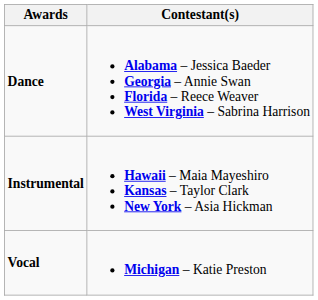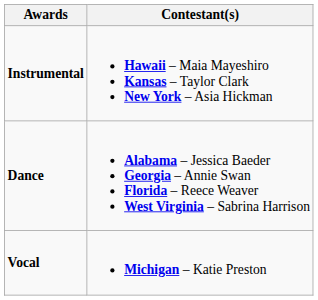rows swapped: (26, 81) <-> (46, 183)
